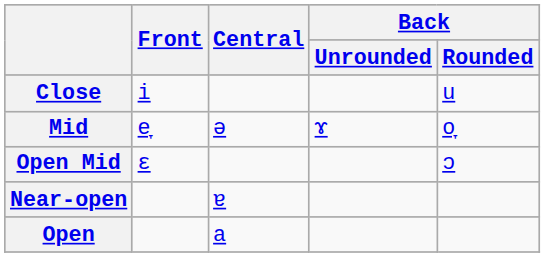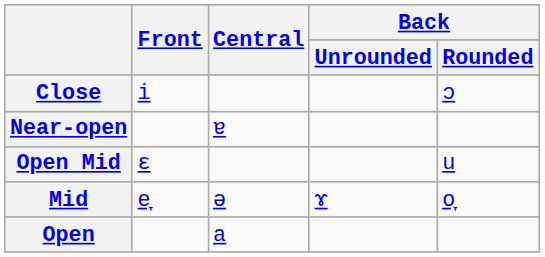(449, 93) u -> (449, 93) ɔ
rows swapped: (69, 129) <-> (69, 199)
(449, 164) ɔ -> (449, 164) u
